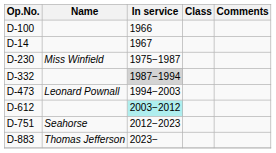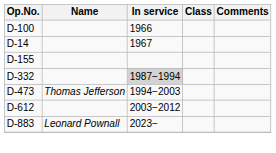+ row: (20, 60)
- row: (20, 60)
(82, 92) Leonard Pownall -> (85, 92) Thomas Jefferson
(155, 108) paleturquoise background -> (155, 108) no background
- row: (20, 124)
(85, 140) Thomas Jefferson -> (82, 124) Leonard Pownall
